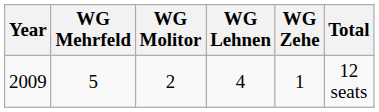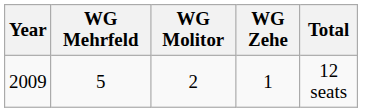- column: (241, 30)
